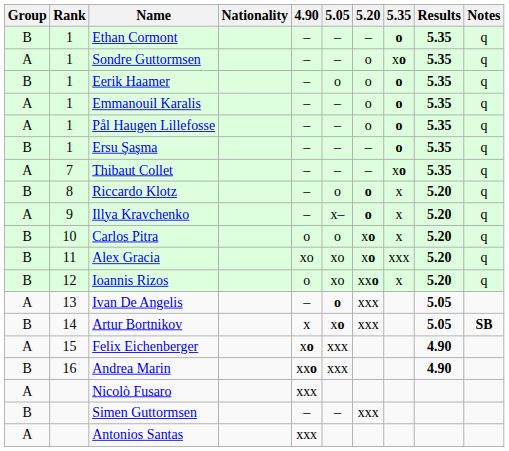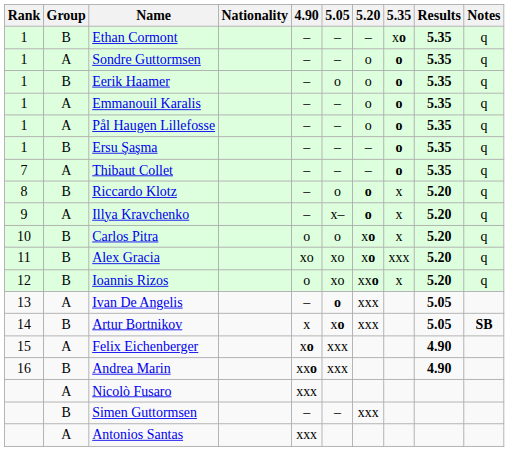columns swapped: (70, 15) <-> (27, 15)
(399, 37) o -> (399, 37) xo
(399, 59) xo -> (399, 59) o
(399, 170) xo -> (399, 170) o
